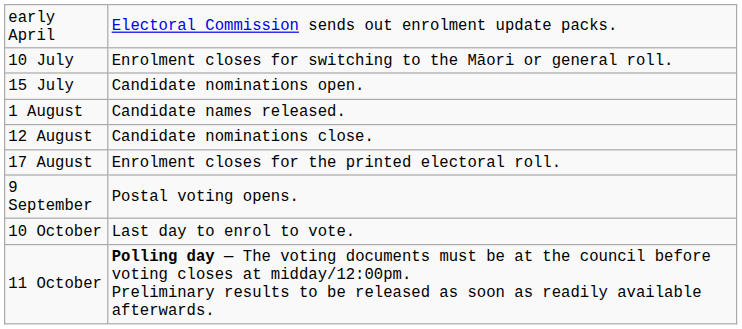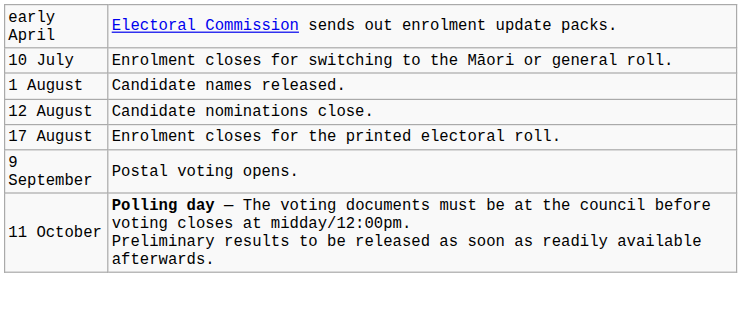- row: (41, 86)
- row: (55, 231)
